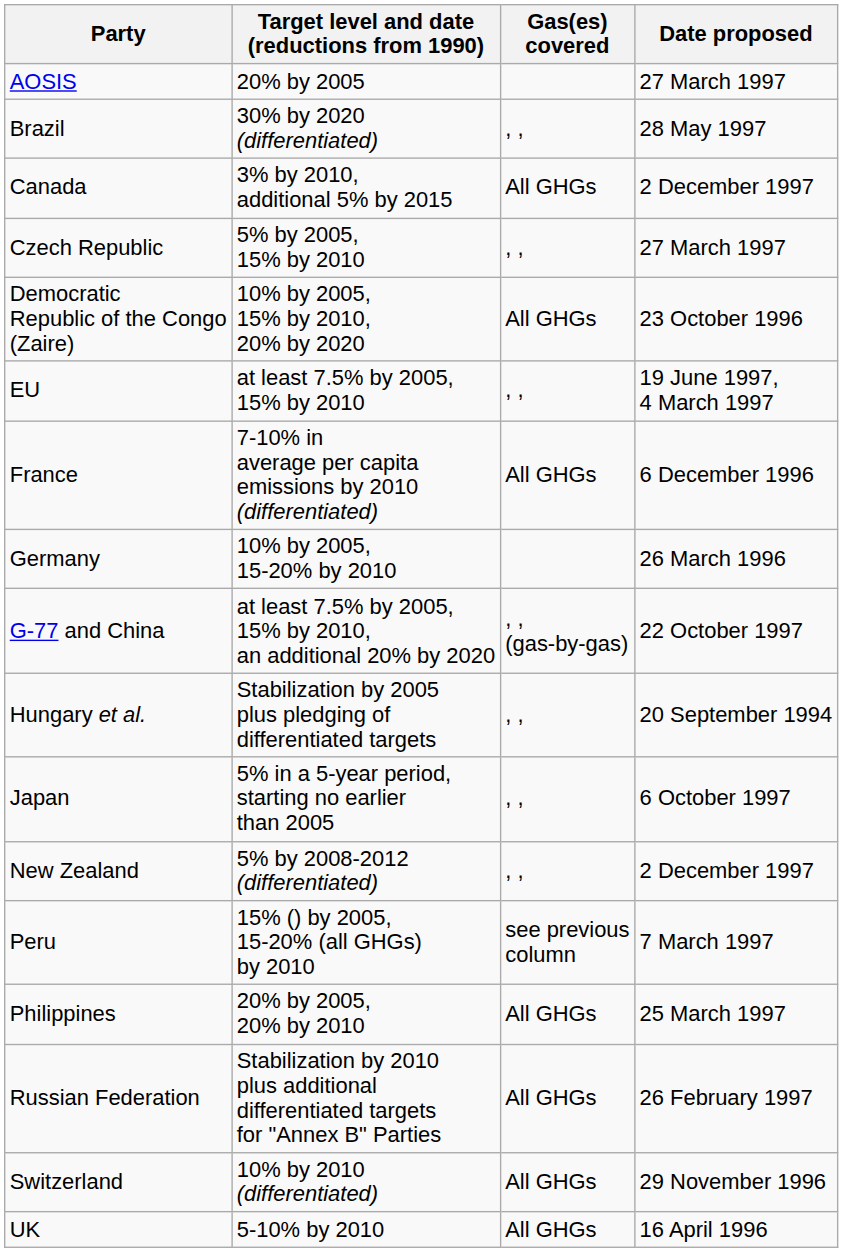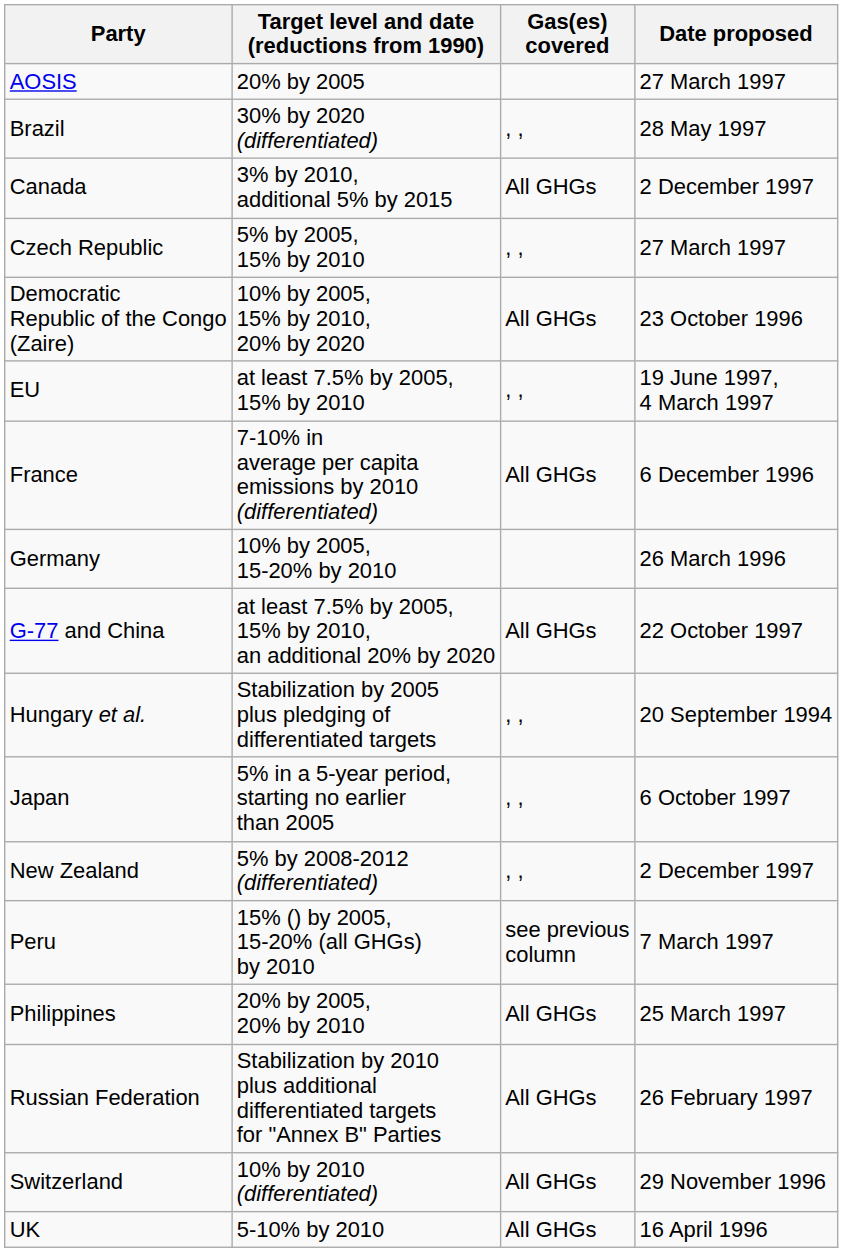(567, 630) , , (gas-by-gas) -> (551, 630) All GHGs
